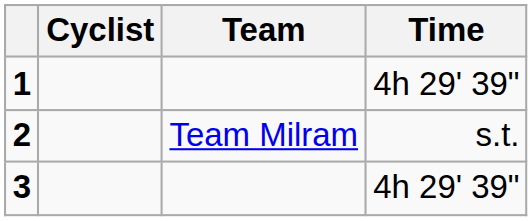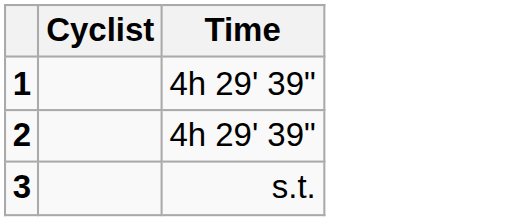- column: (264, 30)
(498, 135) s.t. -> (243, 135) 4h 29' 39"
(446, 187) 4h 29' 39" -> (294, 187) s.t.
